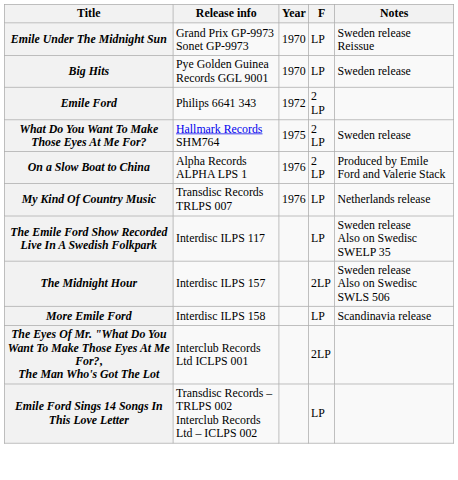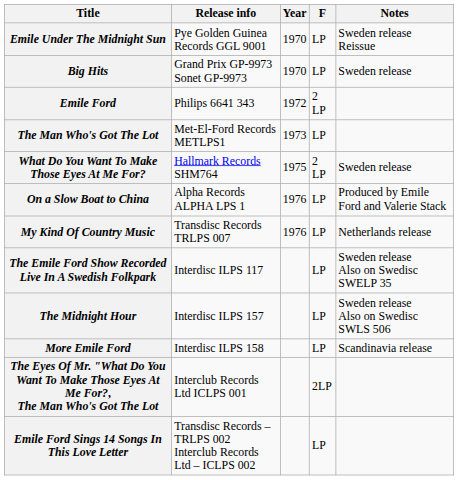(225, 39) Grand Prix GP-9973 Sonet GP-9973 -> (221, 39) Pye Golden Guinea Records GGL 9001
(222, 71) Pye Golden Guinea Records GGL 9001 -> (223, 71) Grand Prix GP-9973 Sonet GP-9973
+ row: (88, 135)
(318, 167) 2 LP -> (319, 199) LP
(321, 283) 2LP -> (319, 316) LP
